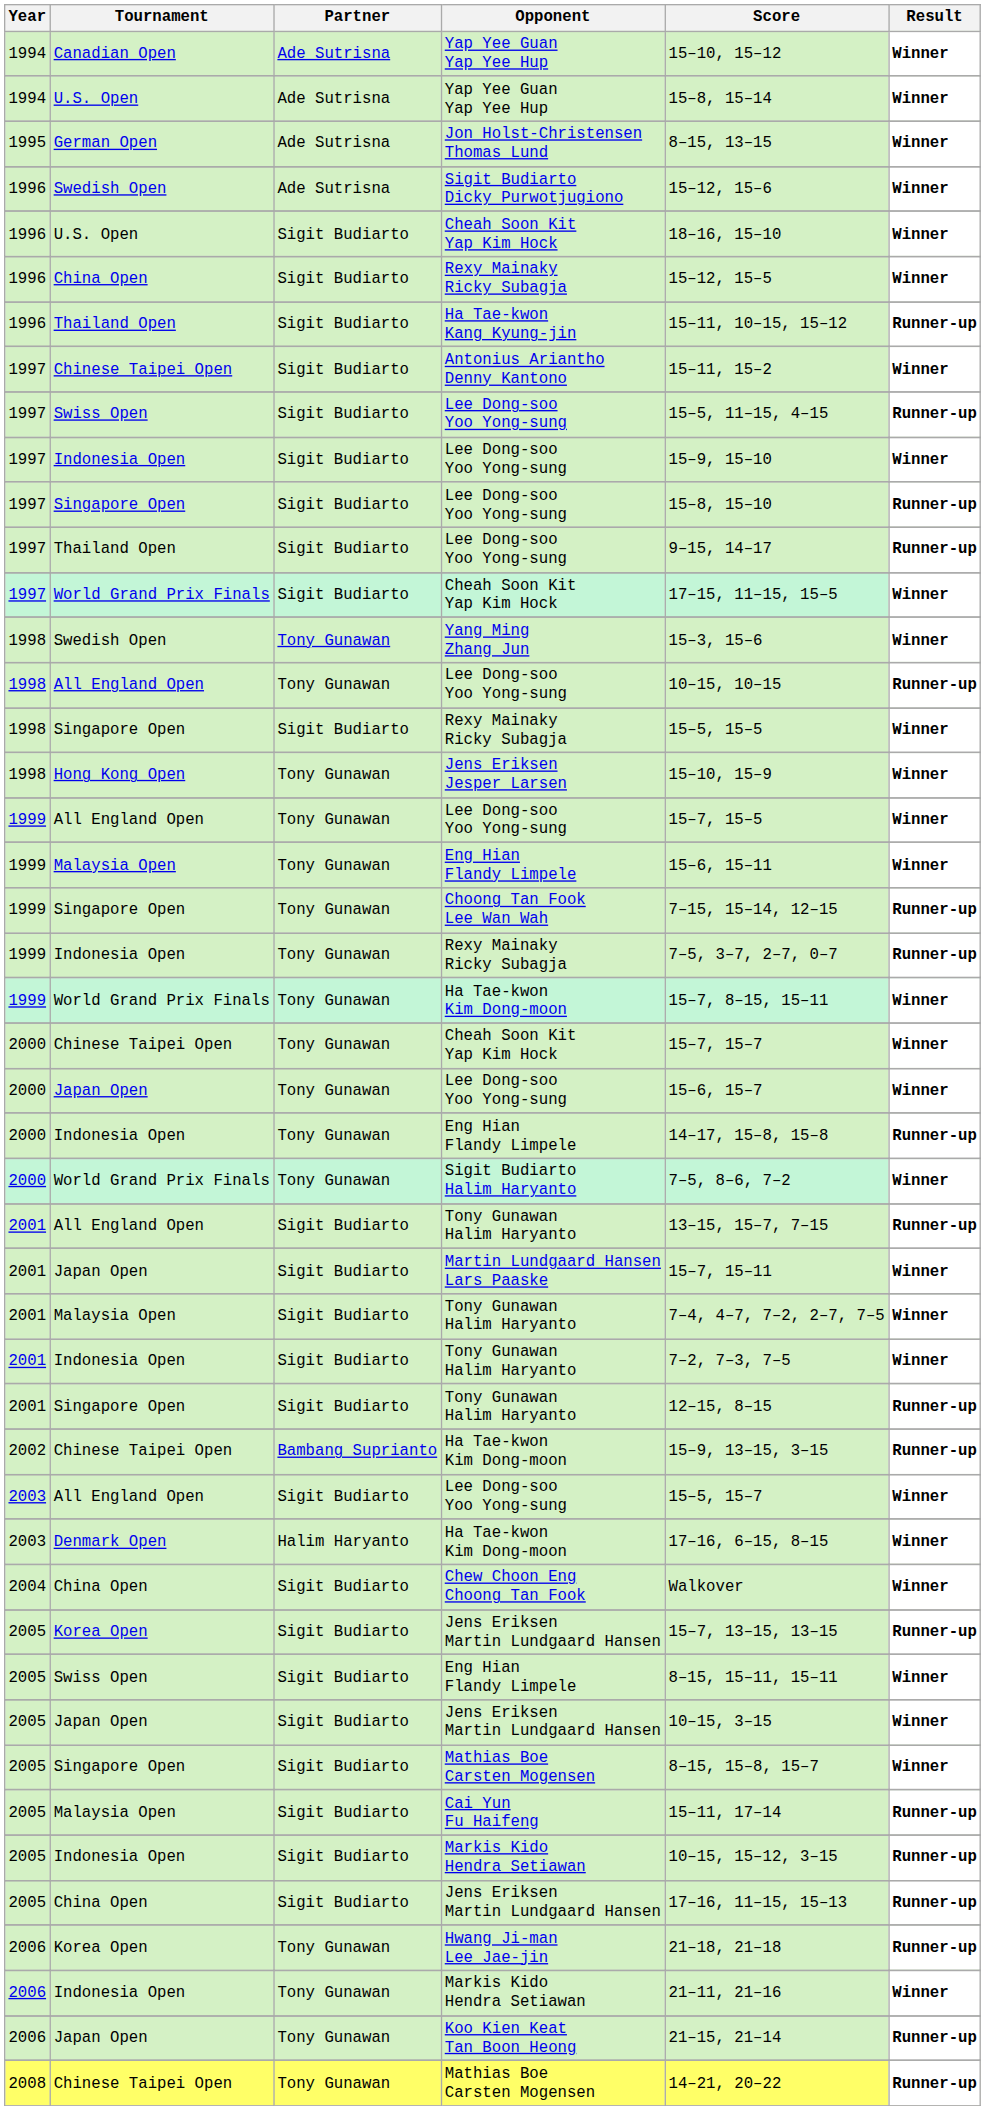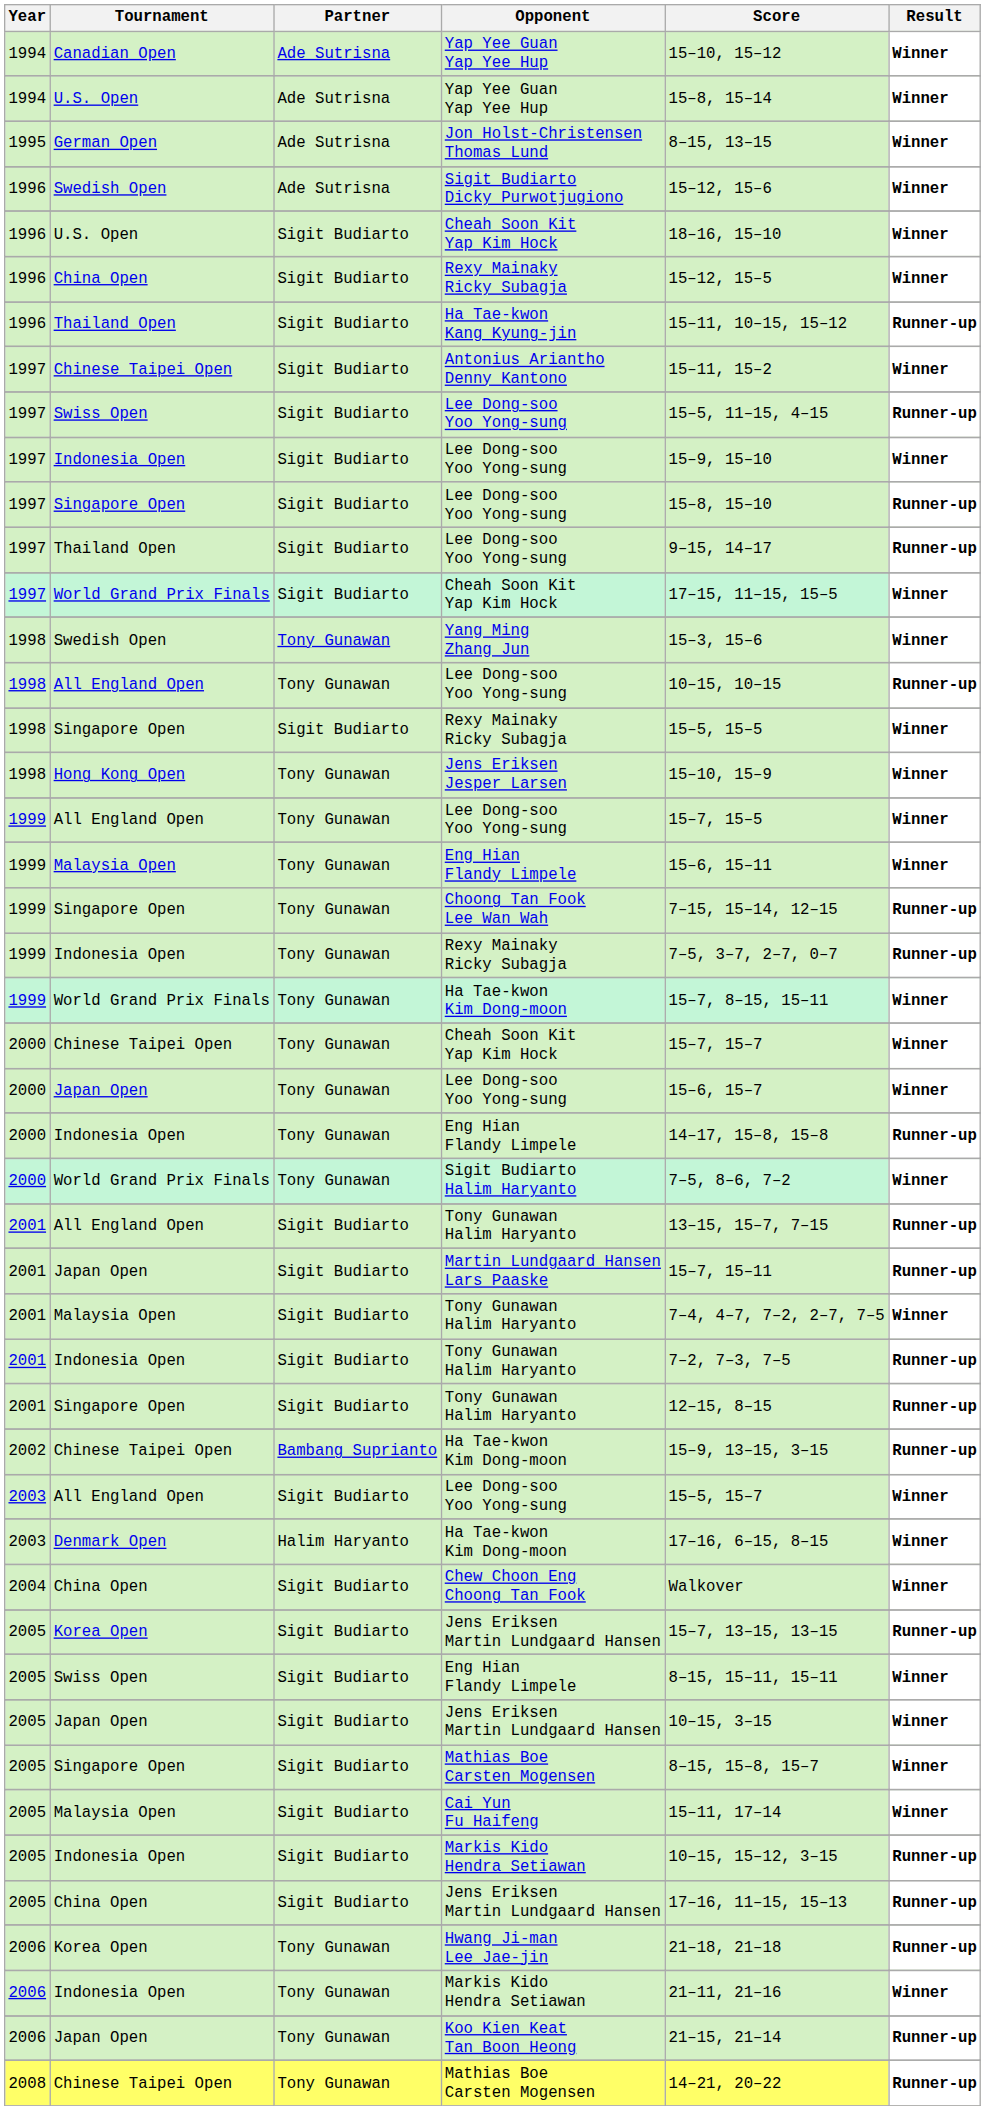(920, 1271) Winner -> (935, 1271) Runner-up
(920, 1361) Winner -> (935, 1361) Runner-up
(935, 1812) Runner-up -> (920, 1812) Winner
